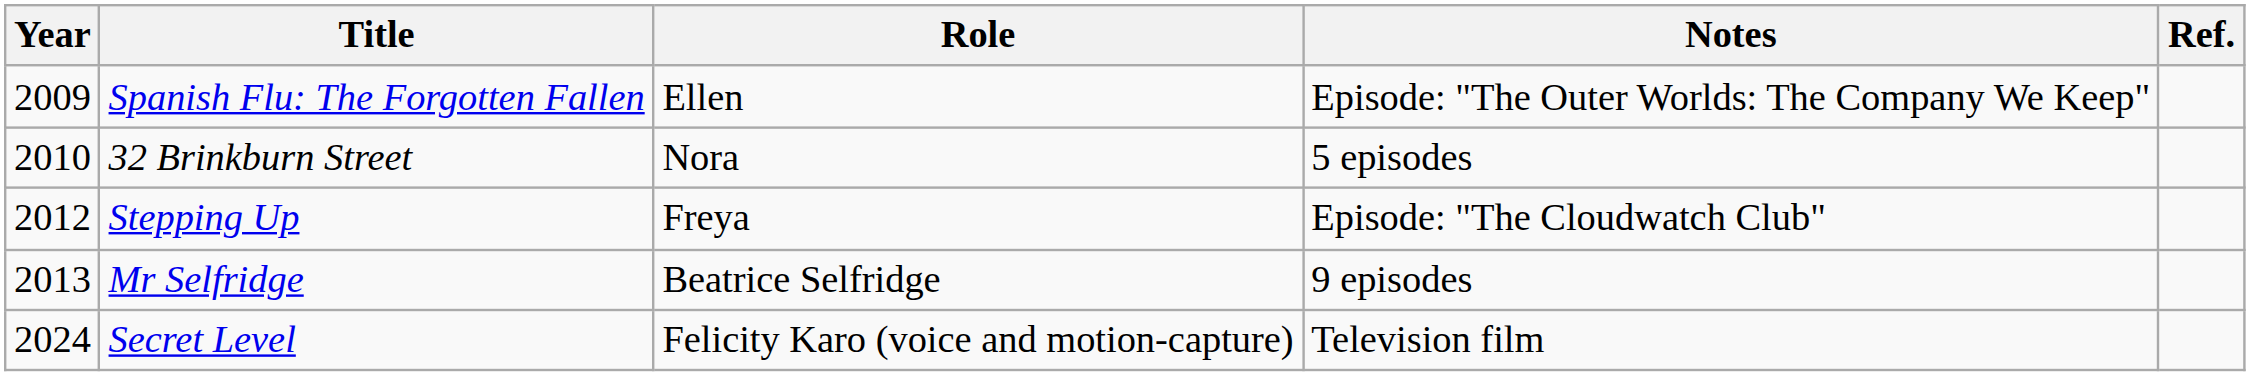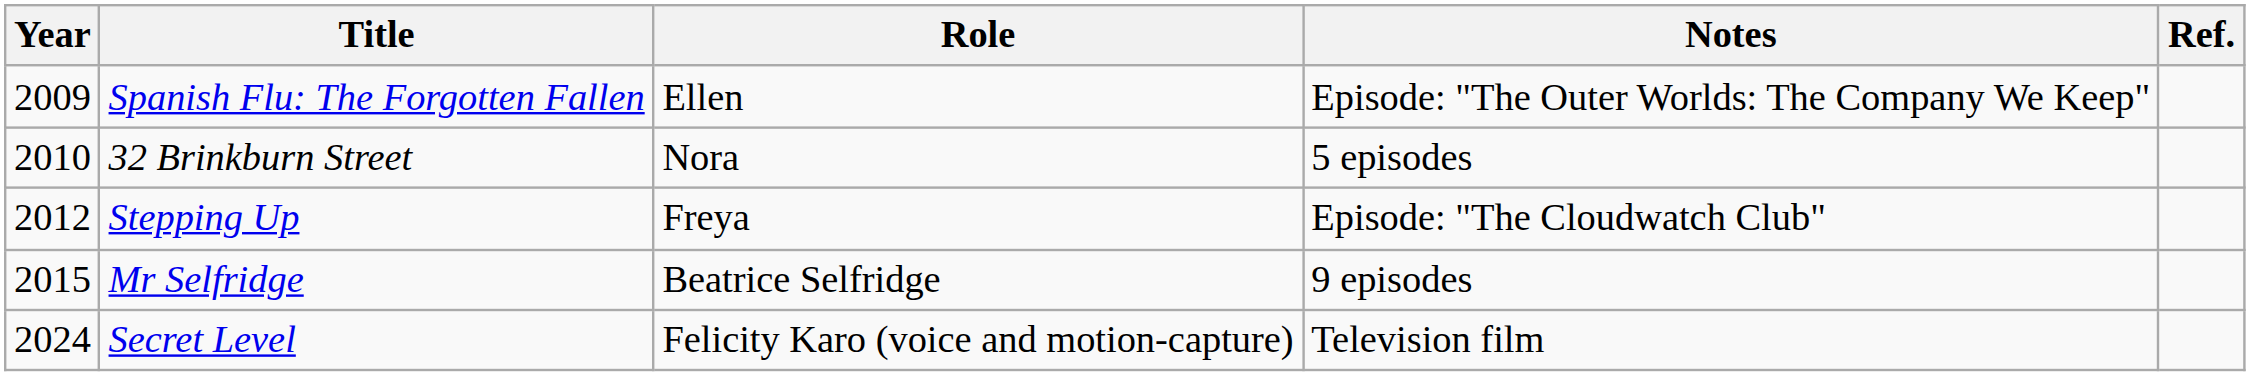(52, 278) 2013 -> (52, 278) 2015
